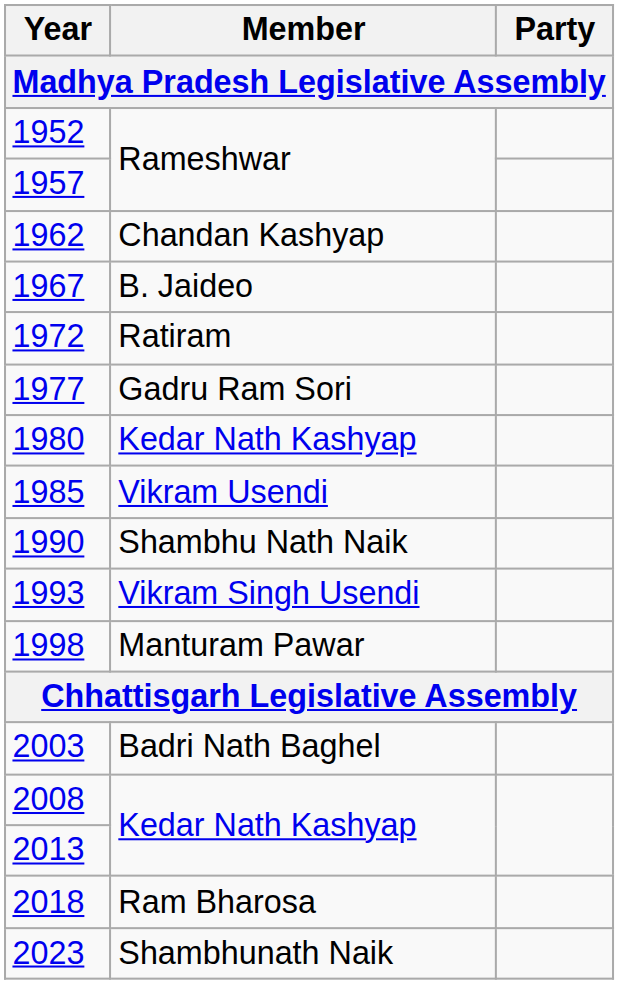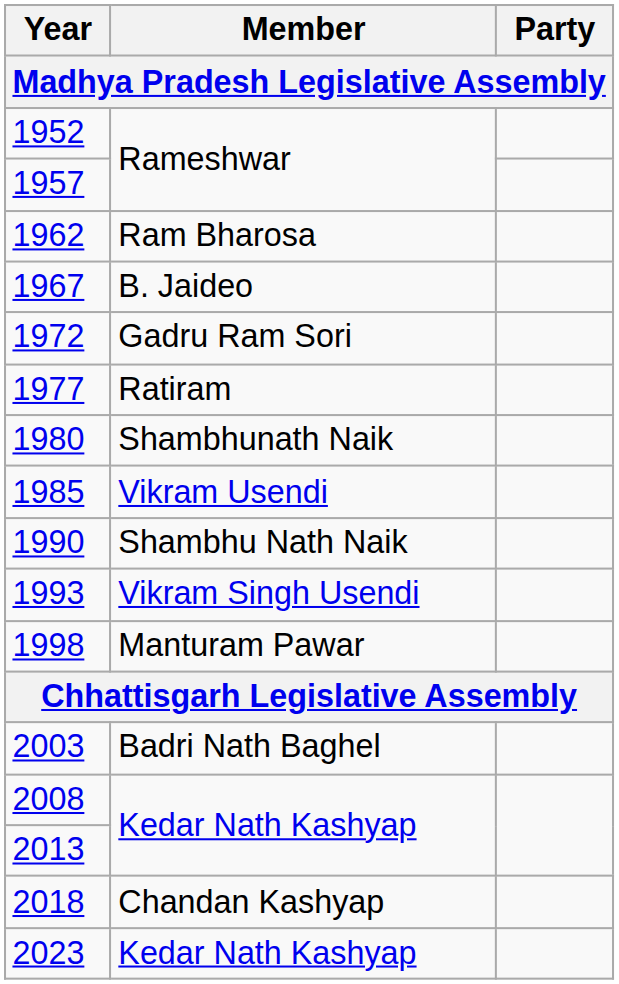(251, 235) Chandan Kashyap -> (217, 235) Ram Bharosa
(175, 337) Ratiram -> (235, 337) Gadru Ram Sori
(235, 388) Gadru Ram Sori -> (175, 388) Ratiram
(267, 440) Kedar Nath Kashyap -> (256, 440) Shambhunath Naik
(217, 901) Ram Bharosa -> (251, 901) Chandan Kashyap
(256, 952) Shambhunath Naik -> (267, 952) Kedar Nath Kashyap
